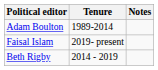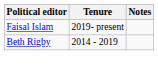- row: (35, 27)
